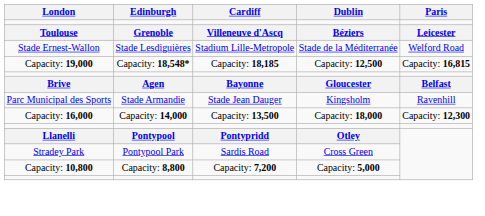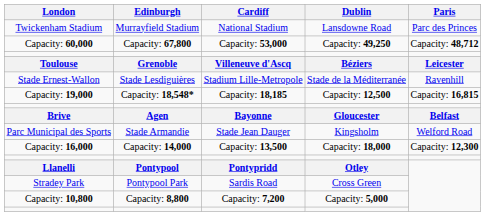+ row: (59, 28)
+ row: (59, 43)
(436, 48) Welford Road -> (444, 79) Ravenhill
(436, 100) Ravenhill -> (444, 131) Welford Road
